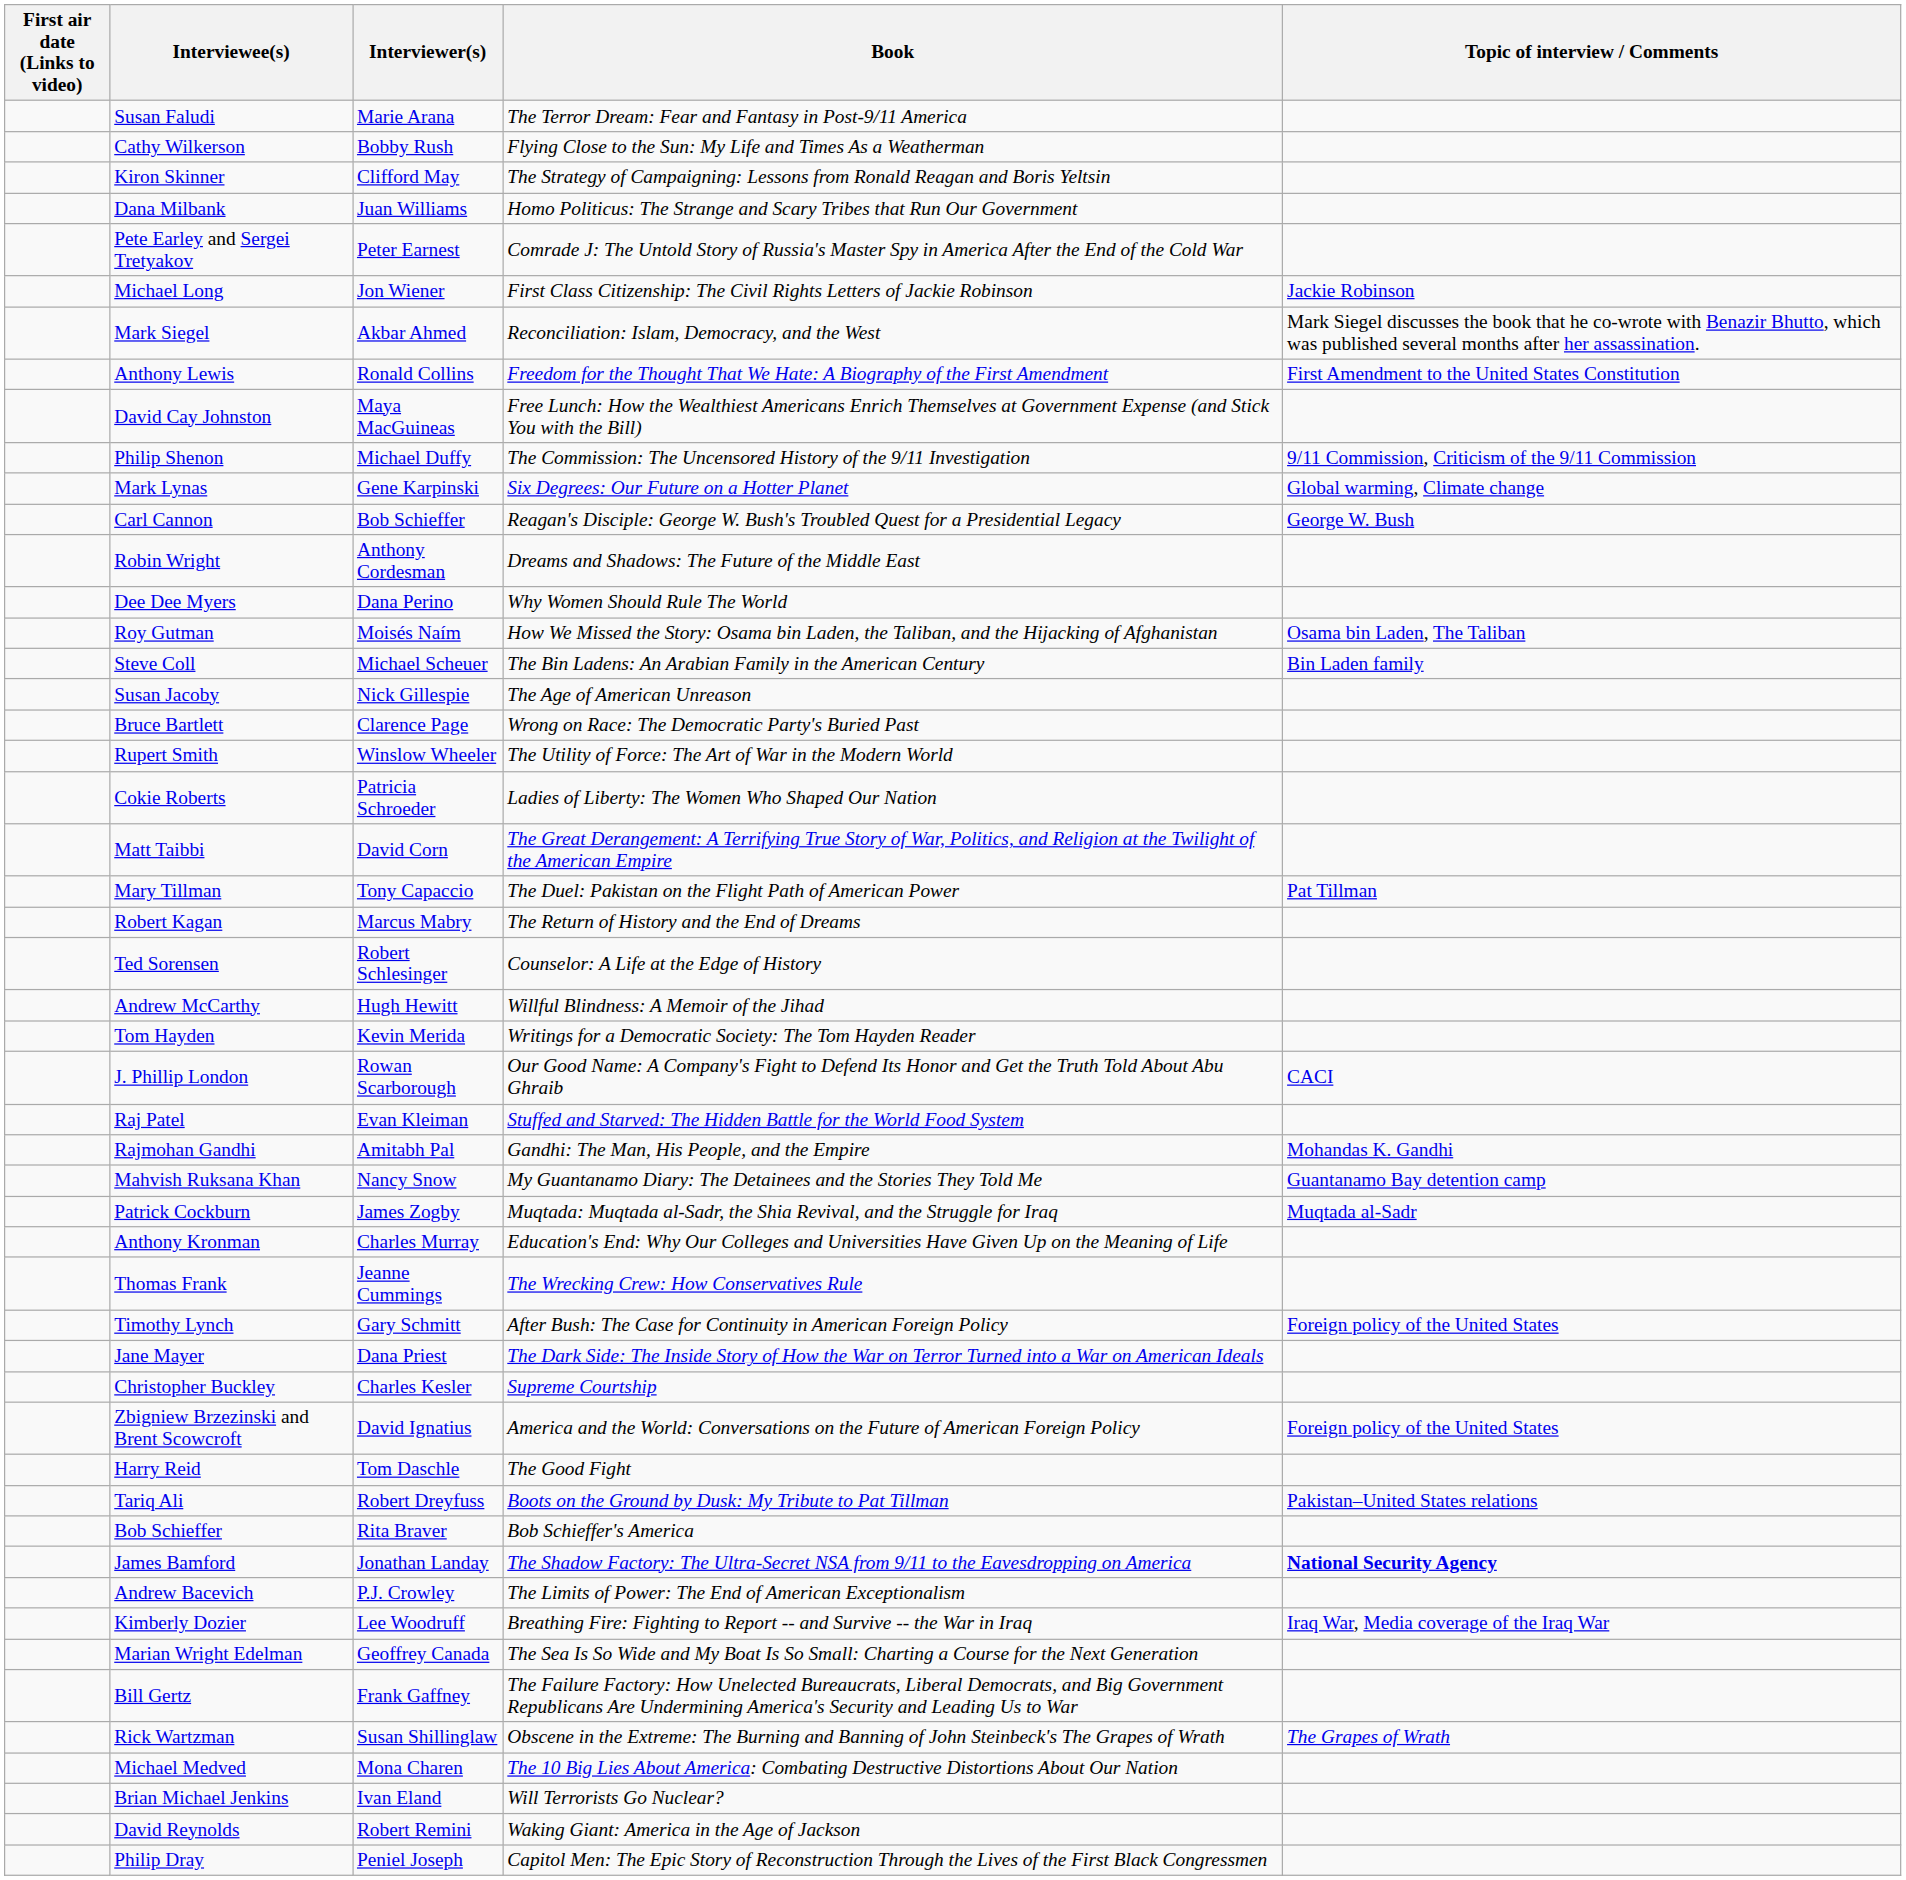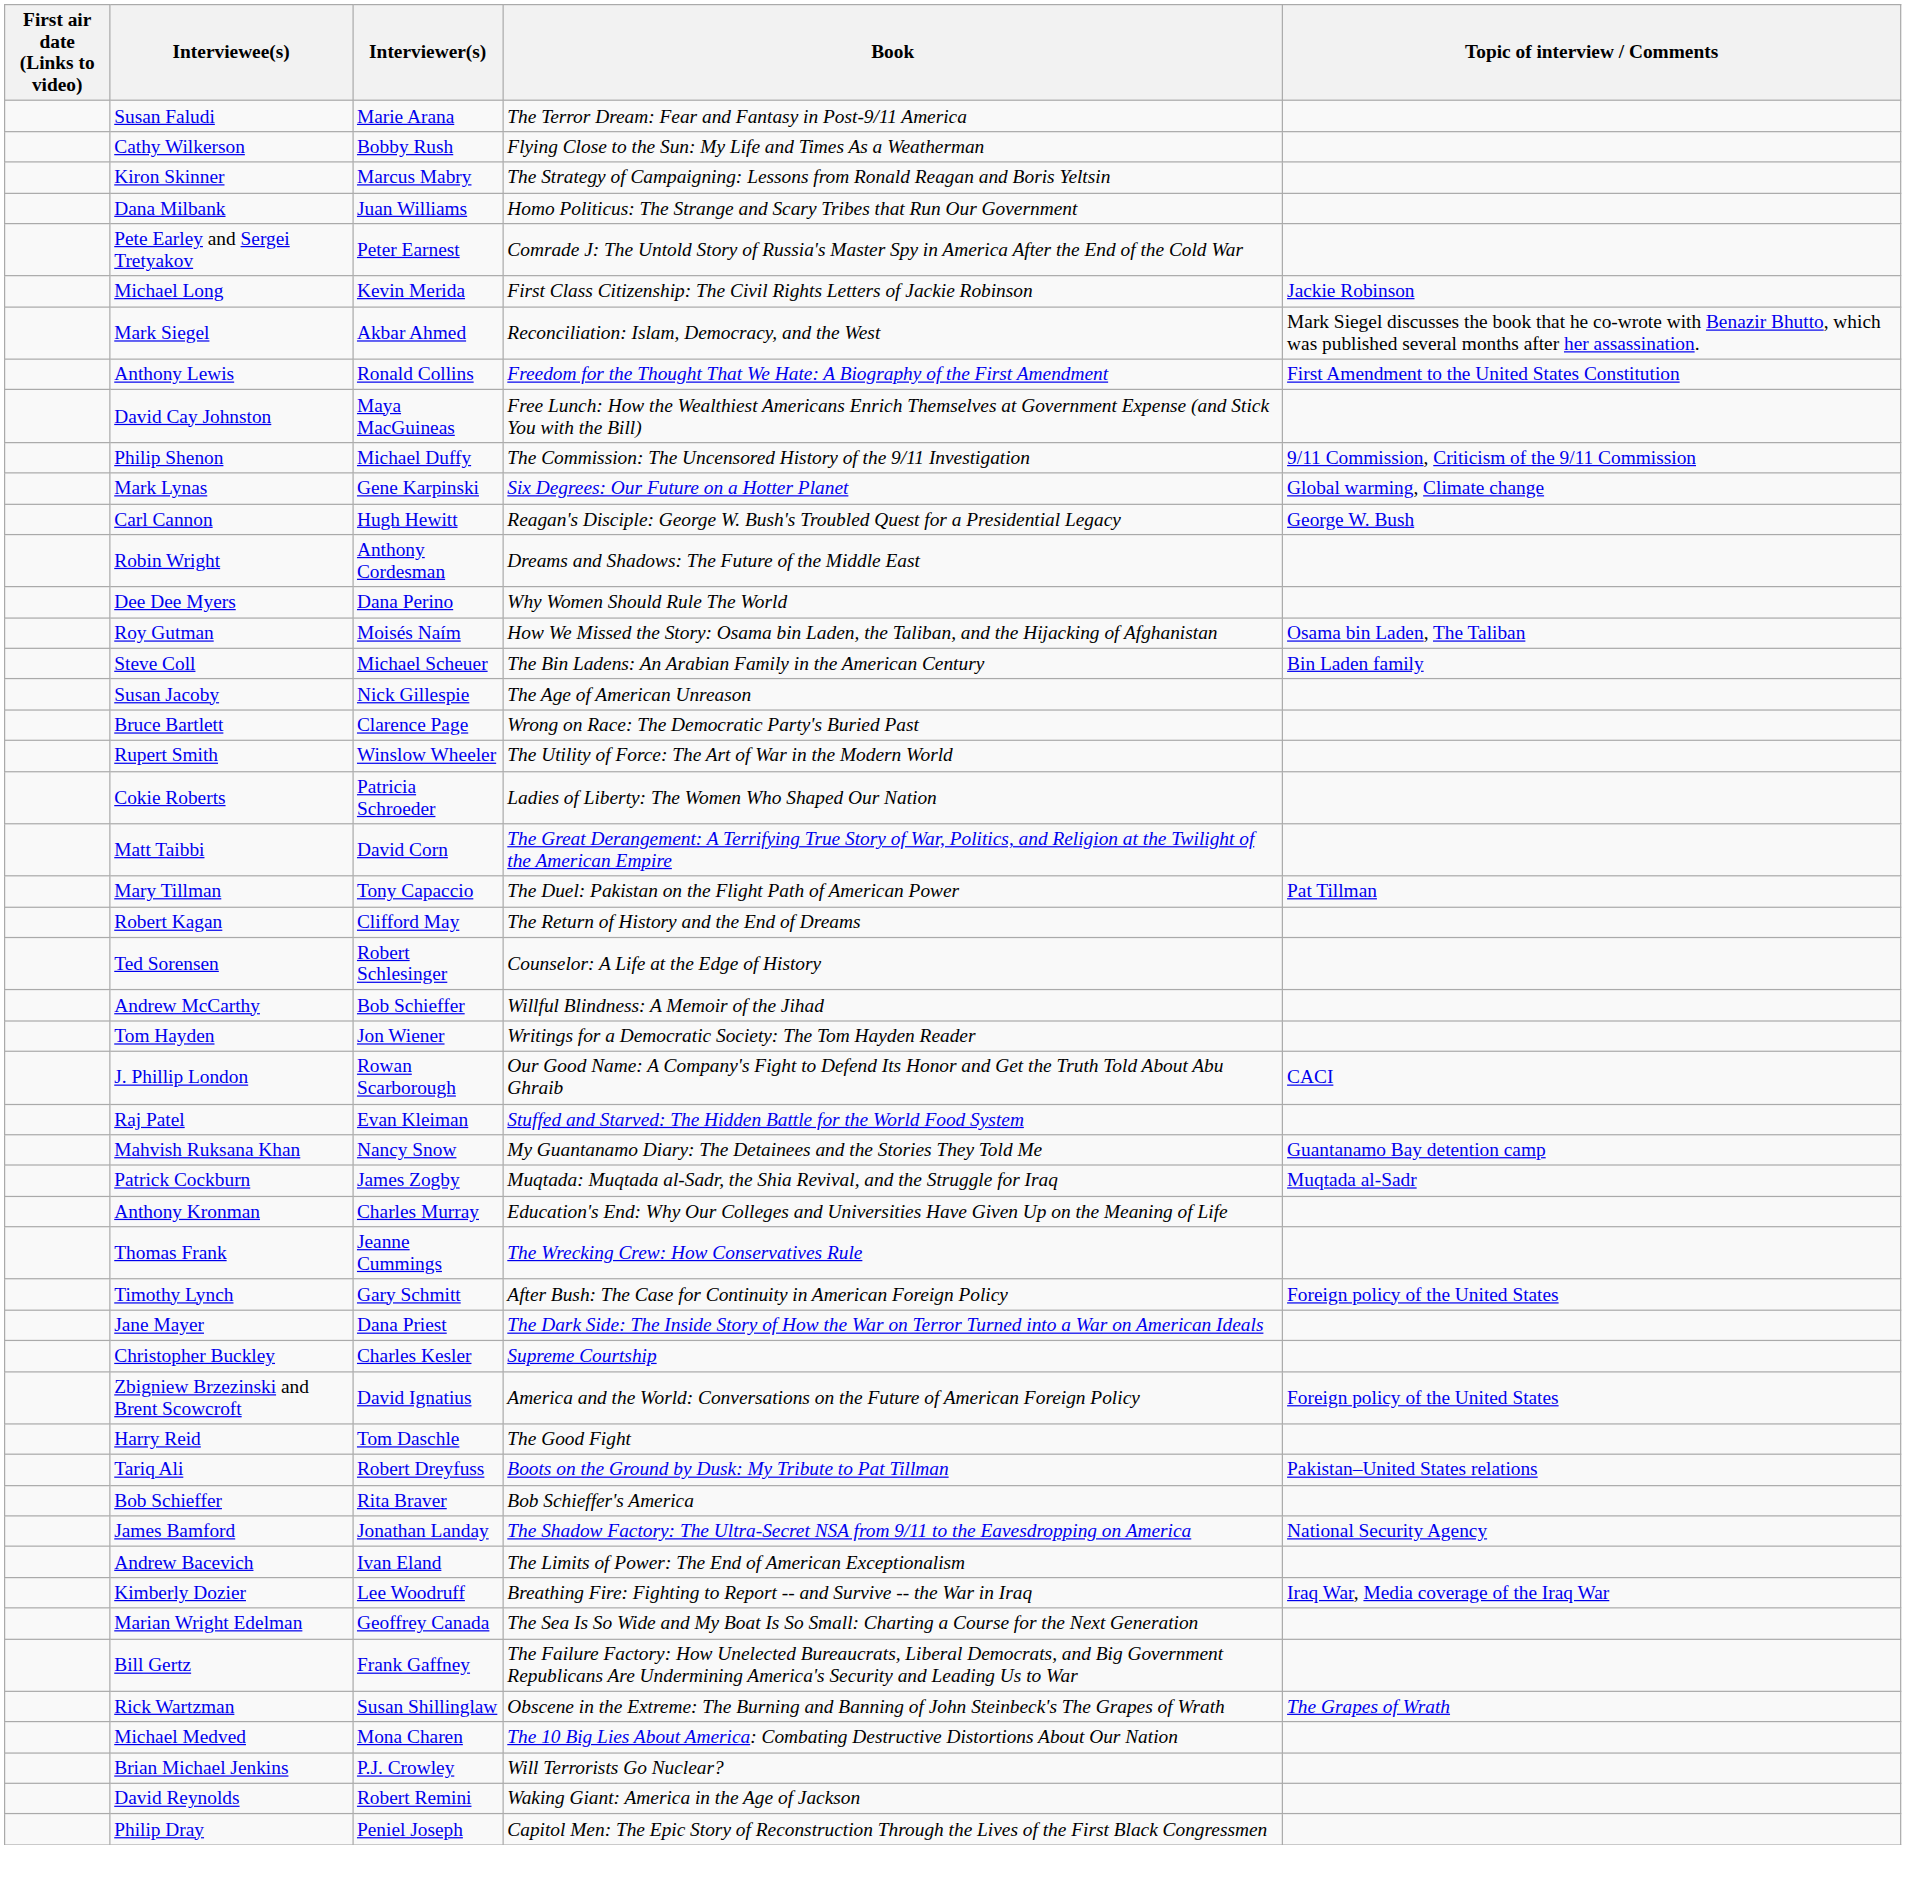(408, 177) Clifford May -> (414, 177) Marcus Mabry
(401, 291) Jon Wiener -> (411, 291) Kevin Merida
(411, 518) Bob Schieffer -> (407, 518) Hugh Hewitt
(414, 922) Marcus Mabry -> (408, 922) Clifford May
(407, 1005) Hugh Hewitt -> (411, 1005) Bob Schieffer
(411, 1035) Kevin Merida -> (401, 1035) Jon Wiener
- row: (185, 1149)
(1392, 1561) bold -> (1387, 1531) normal
(406, 1592) P.J. Crowley -> (399, 1561) Ivan Eland
(399, 1798) Ivan Eland -> (406, 1767) P.J. Crowley
